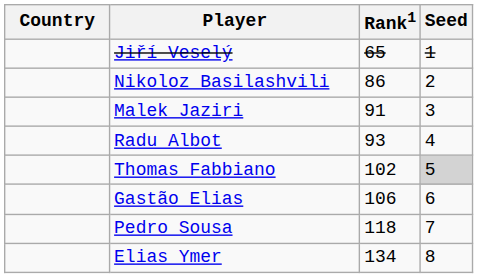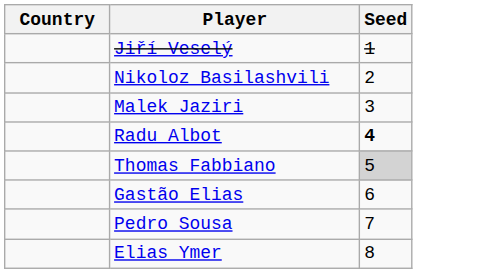- column: (390, 22)
(430, 141) normal -> (370, 136) bold
